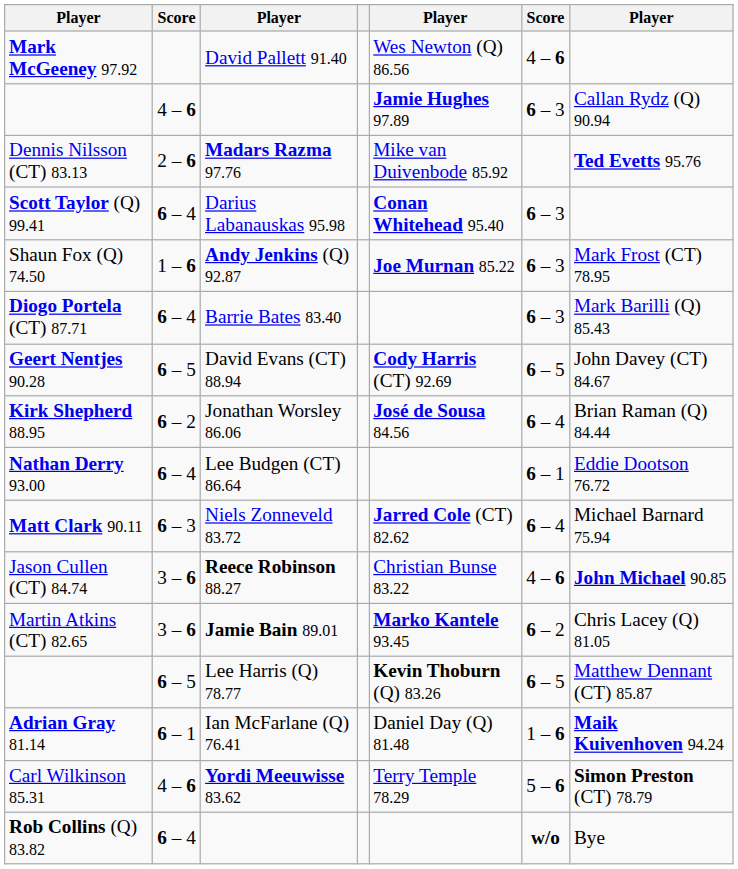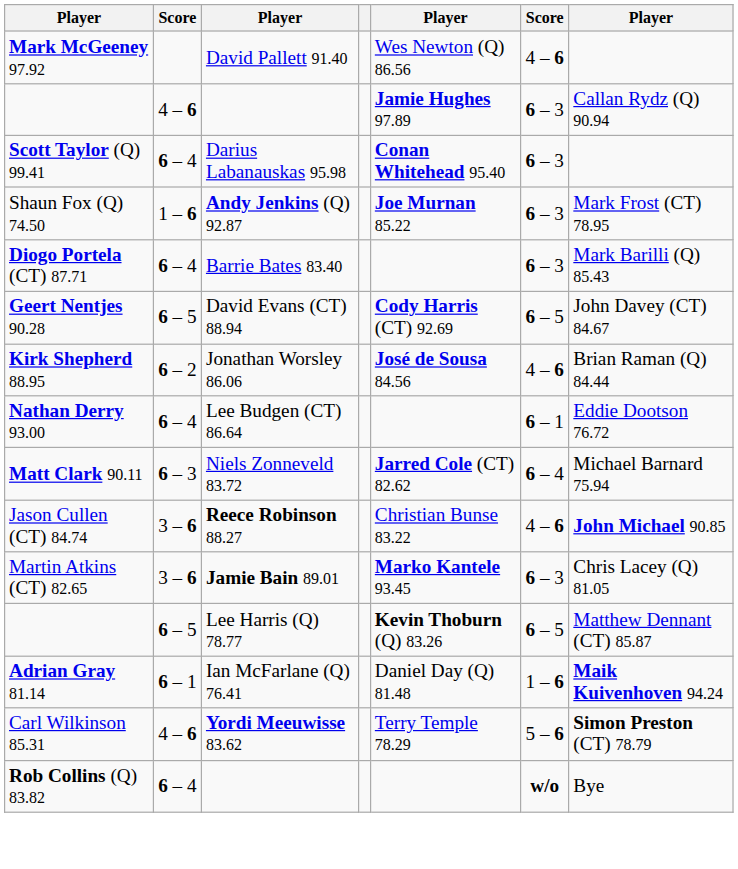- row: (68, 161)
(545, 421) 6 – 4 -> (545, 369) 4 – 6
(545, 629) 6 – 2 -> (545, 577) 6 – 3
